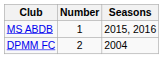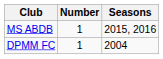(80, 45) 2 -> (80, 45) 1
